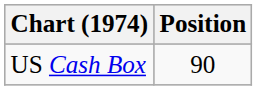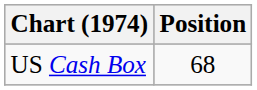(203, 64) 90 -> (203, 64) 68
